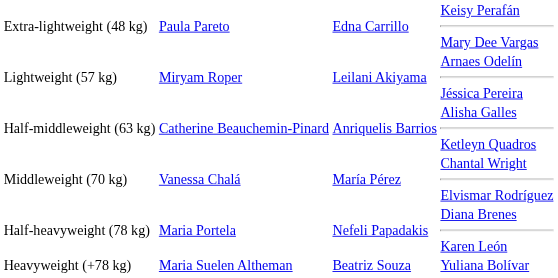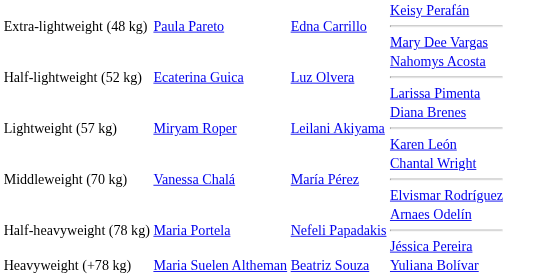+ row: (73, 77)
(497, 77) Arnaes Odelín Jéssica Pereira -> (446, 128) Diana Brenes Karen León
- row: (79, 128)
(497, 230) Diana Brenes Karen León -> (446, 230) Arnaes Odelín Jéssica Pereira
